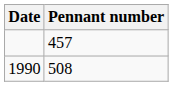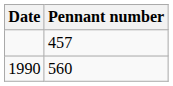(60, 68) 508 -> (60, 68) 560
